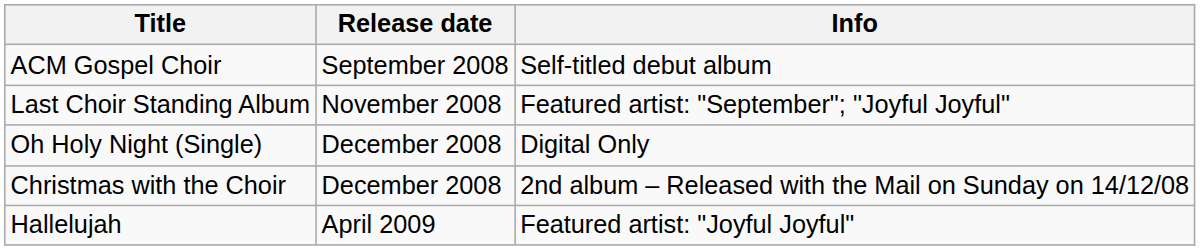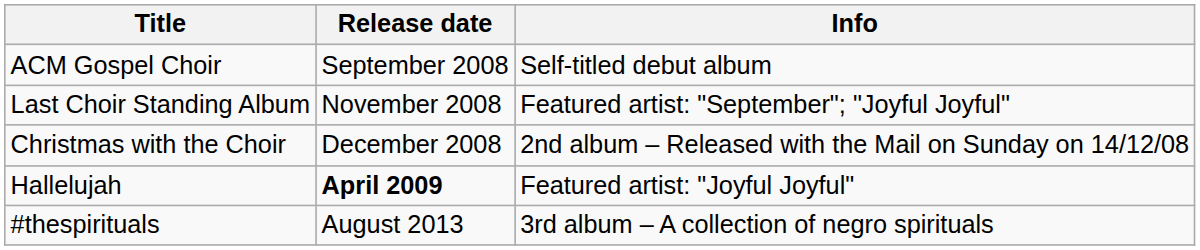- row: (136, 144)
(379, 225) normal -> (382, 184) bold
+ row: (85, 225)
